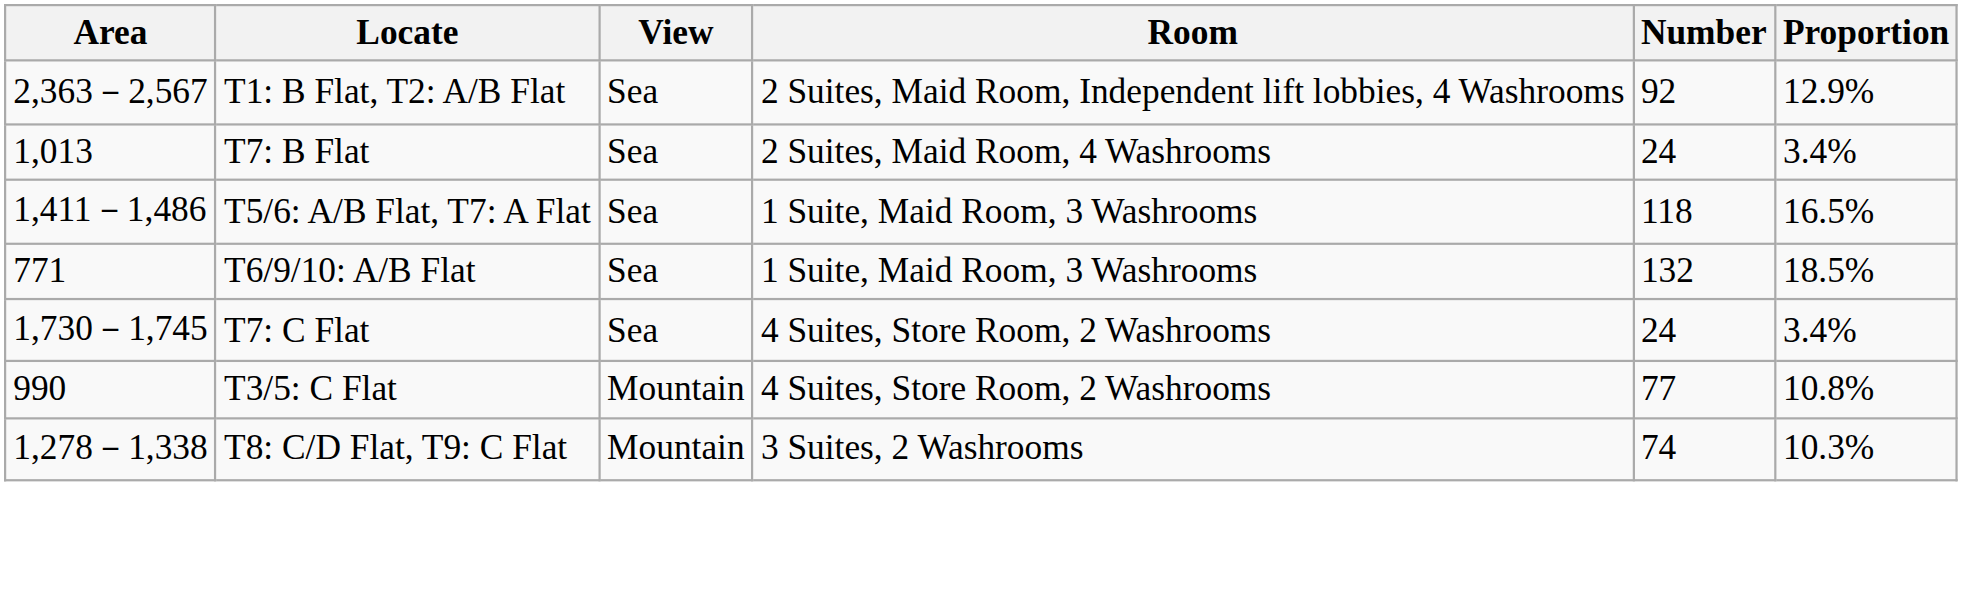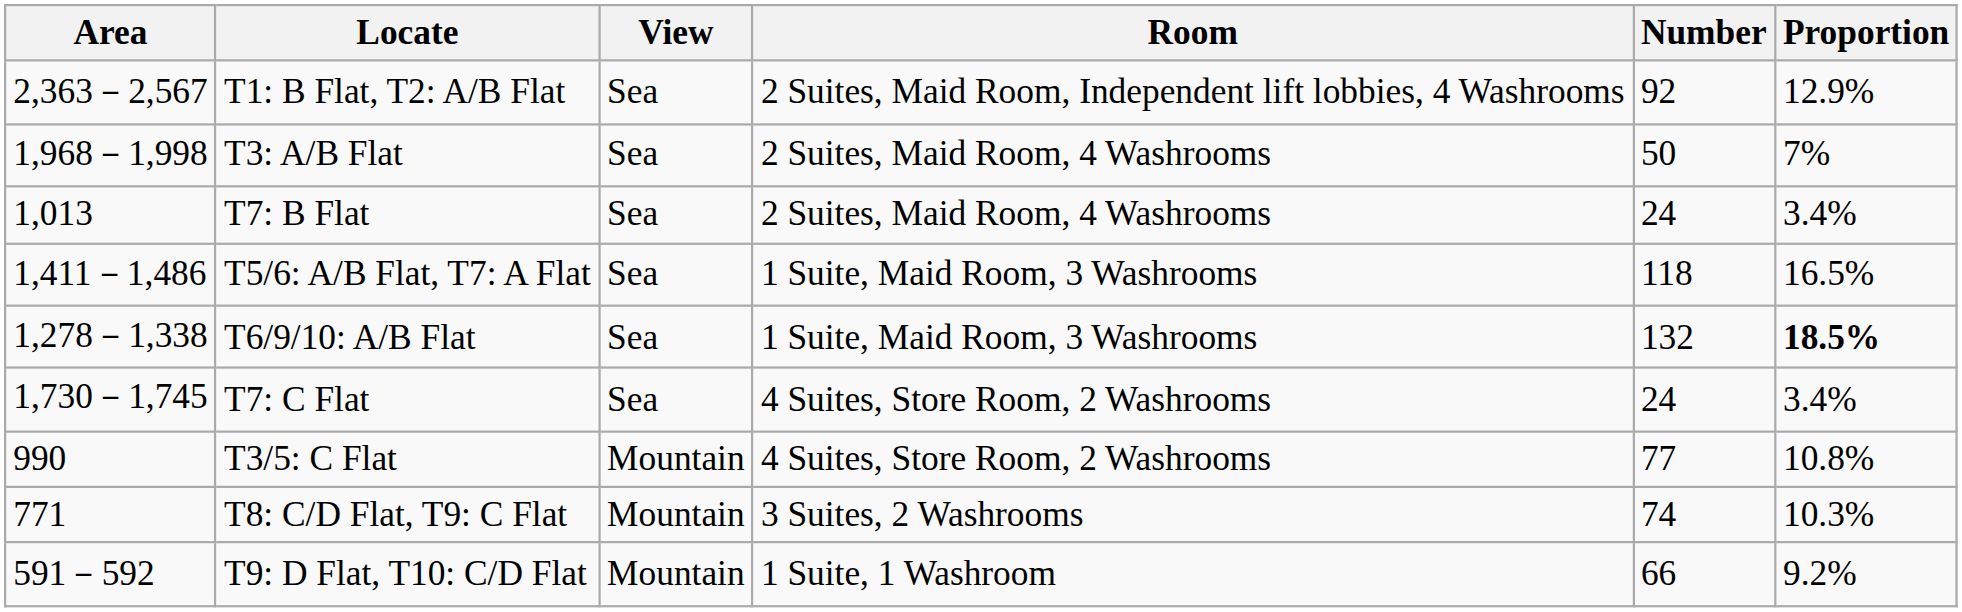+ row: (313, 154)
(40, 270) 771 -> (110, 335) 1,278－1,338
(1829, 270) normal -> (1832, 336) bold
(110, 447) 1,278－1,338 -> (40, 514) 771
+ row: (405, 573)
